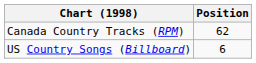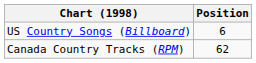rows swapped: (96, 31) <-> (99, 49)
